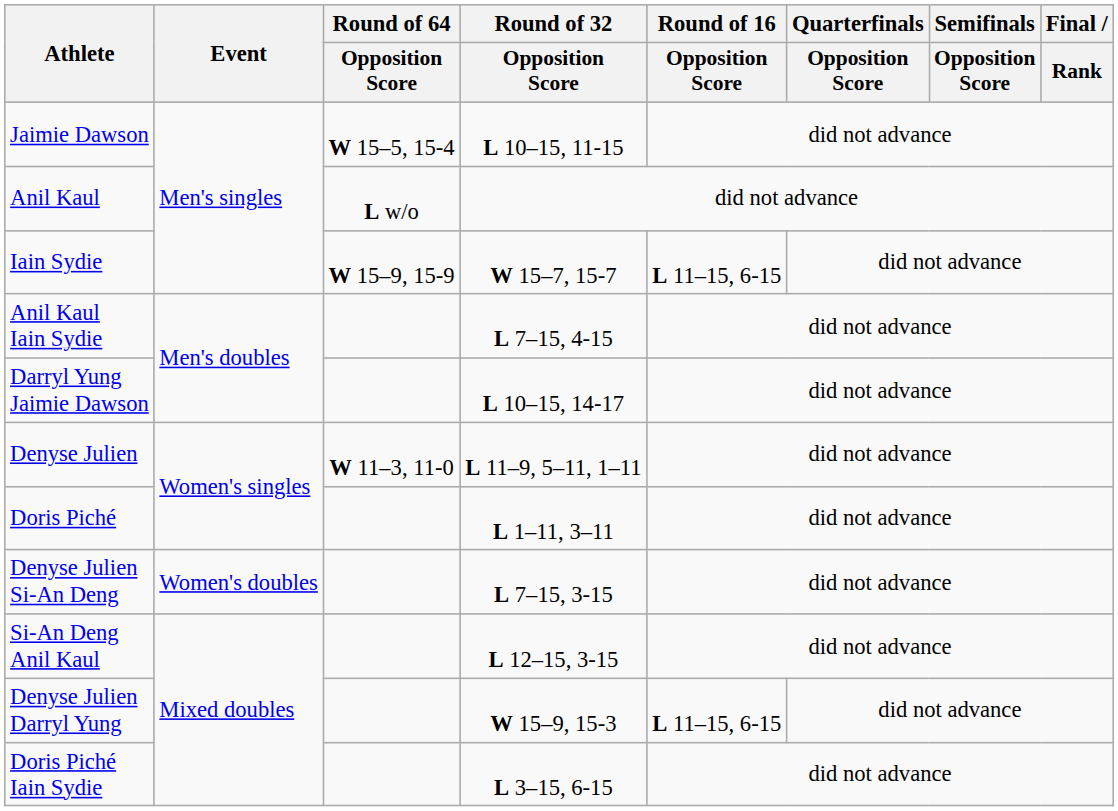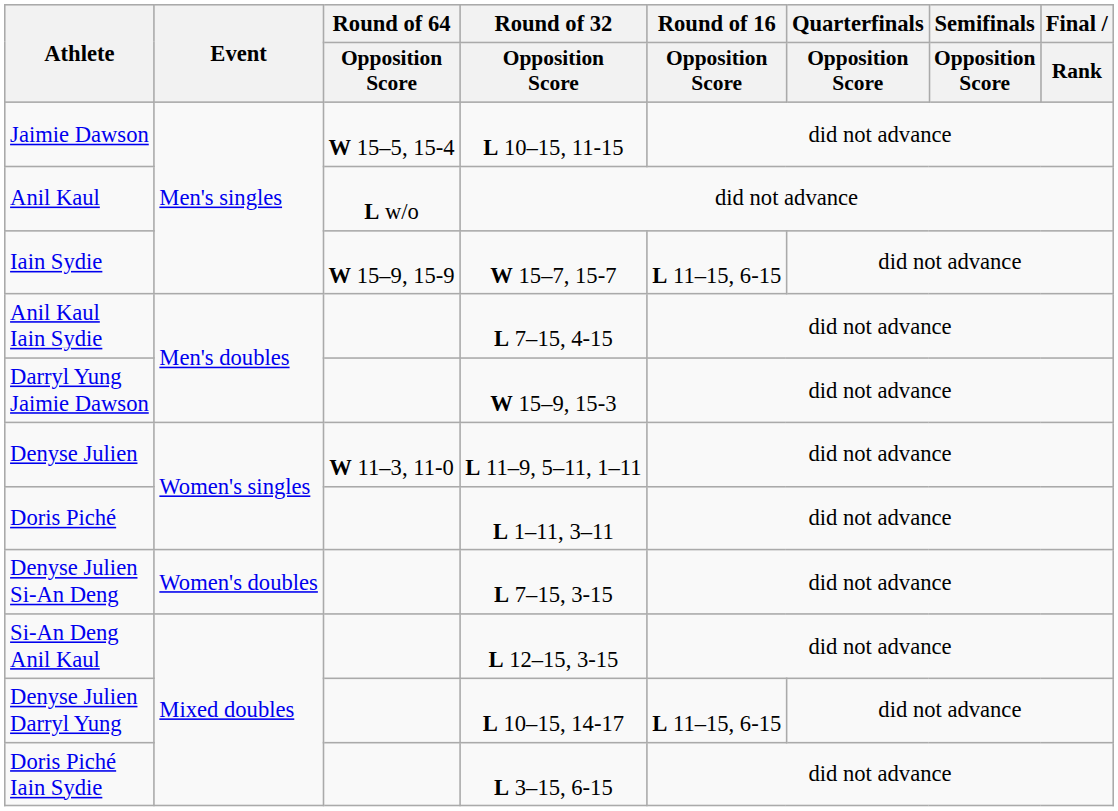(553, 403) L 10–15, 14-17 -> (553, 403) W 15–9, 15-3
(553, 723) W 15–9, 15-3 -> (553, 723) L 10–15, 14-17
